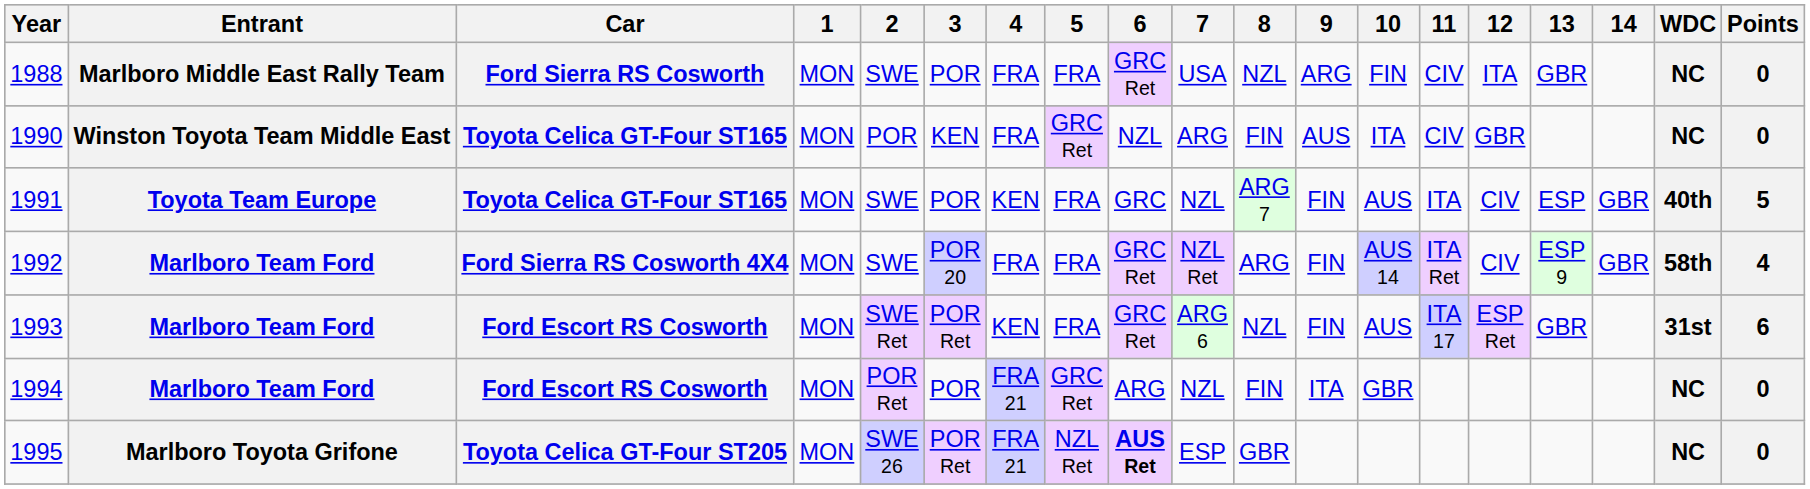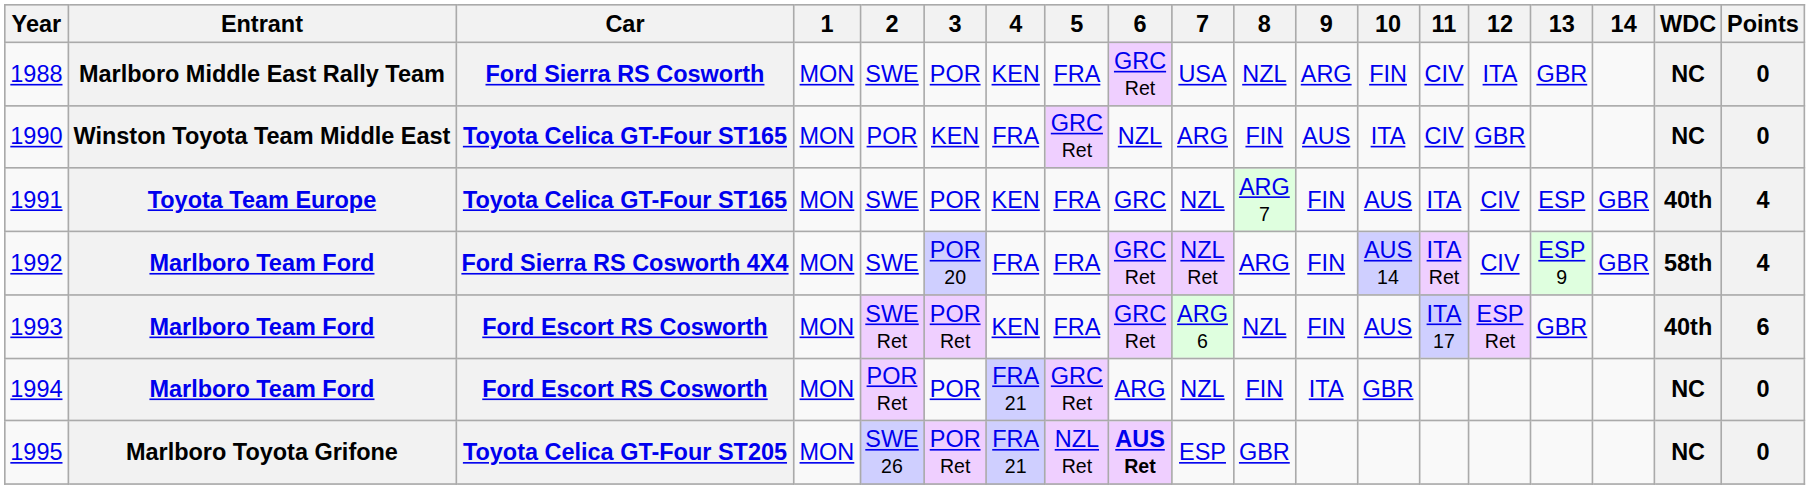(1016, 74) FRA -> (1016, 74) KEN
(1763, 200) 5 -> (1763, 200) 4
(1688, 327) 31st -> (1688, 327) 40th
